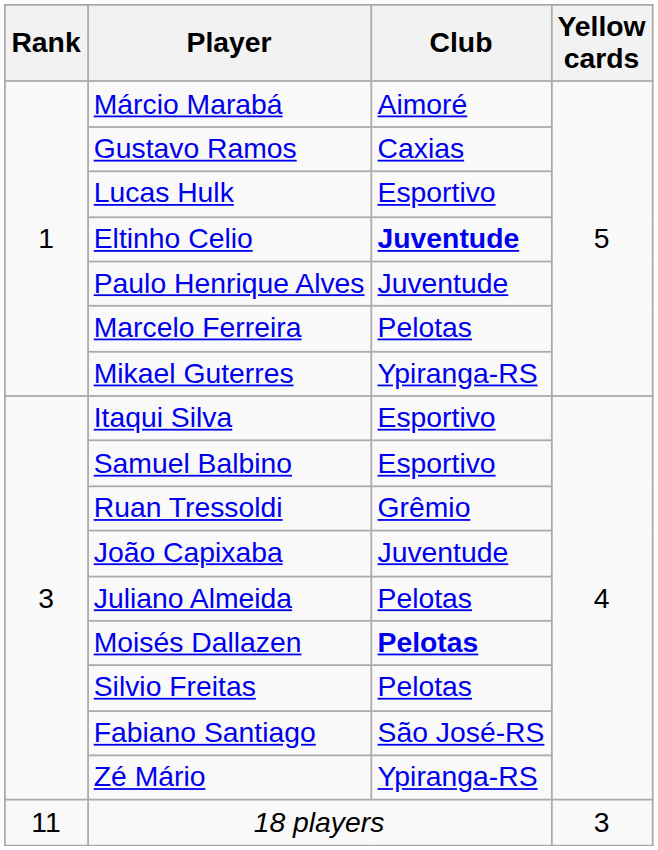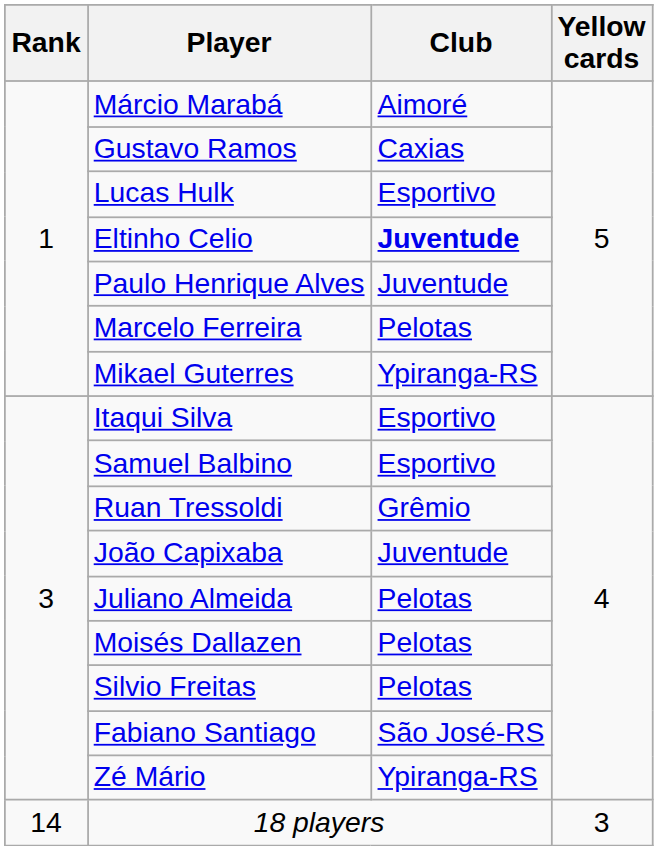(428, 642) bold -> (425, 642) normal
(46, 822) 11 -> (46, 822) 14
